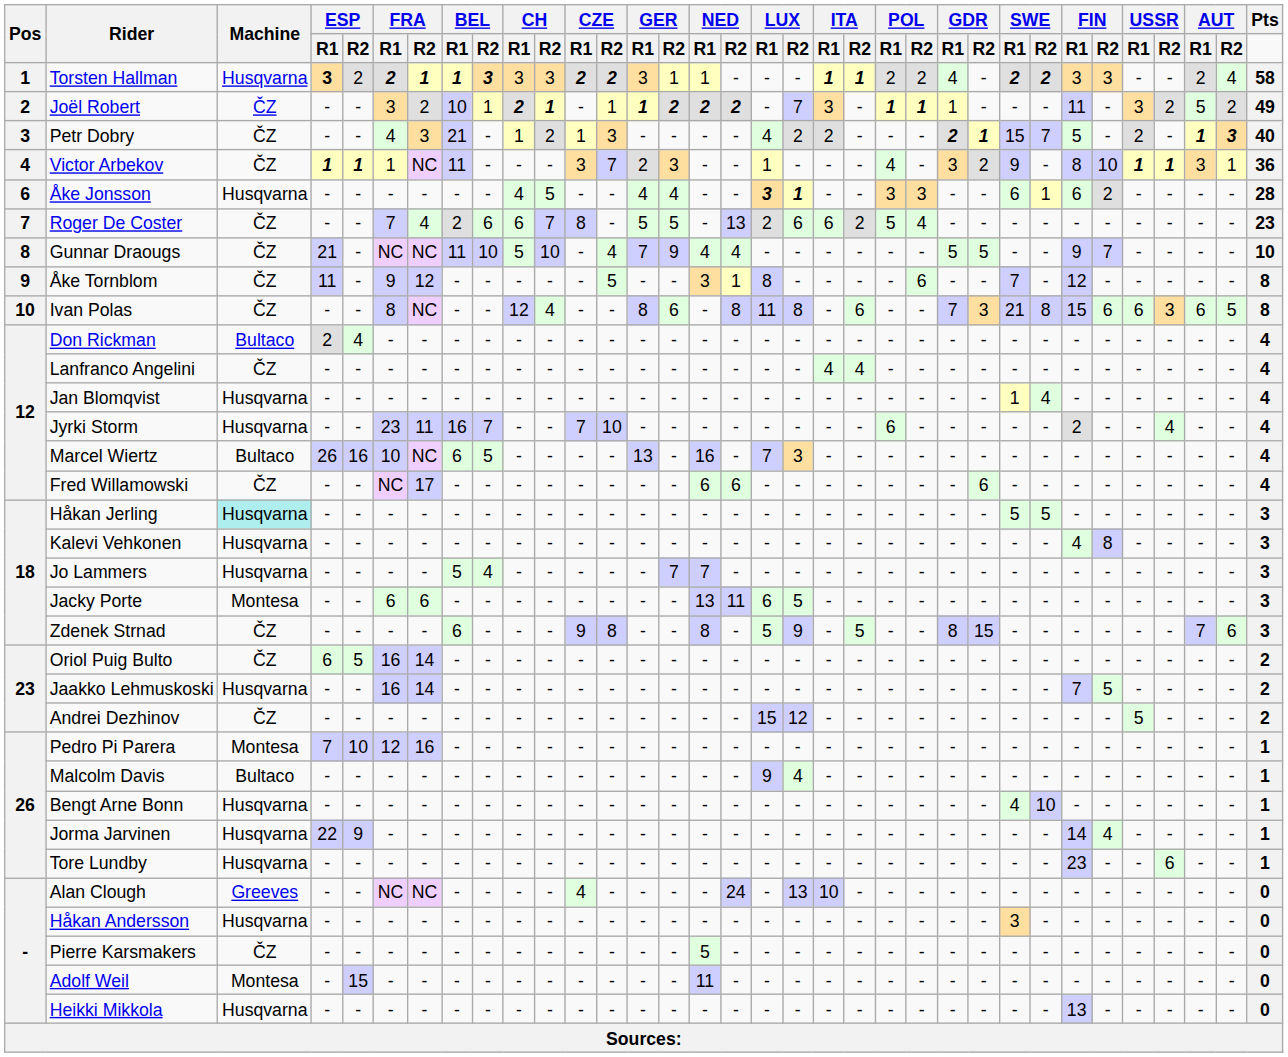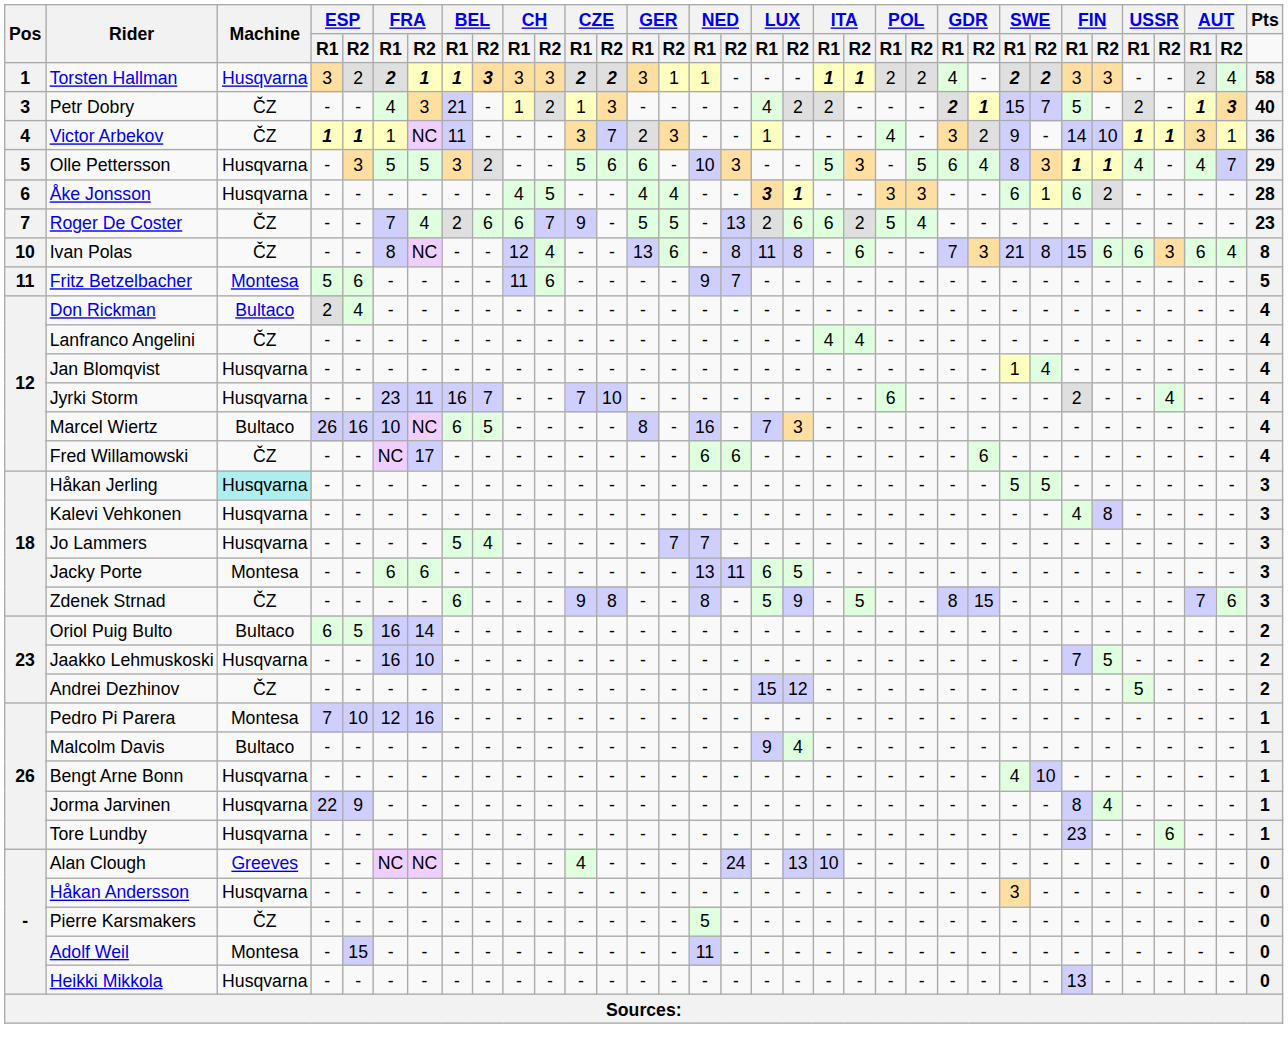(327, 77) bold -> (327, 77) normal
- row: (95, 106)
(1077, 165) 8 -> (1077, 135) 14
+ row: (110, 165)
(581, 223) 8 -> (581, 223) 9
- row: (115, 252)
- row: (104, 281)
(643, 310) 8 -> (643, 252) 13
(1232, 310) 5 -> (1232, 252) 4
+ row: (121, 281)
(643, 456) 13 -> (643, 427) 8
(265, 659) ČZ -> (265, 630) Bultaco
(425, 689) 14 -> (425, 659) 10
(1077, 834) 14 -> (1077, 805) 8
